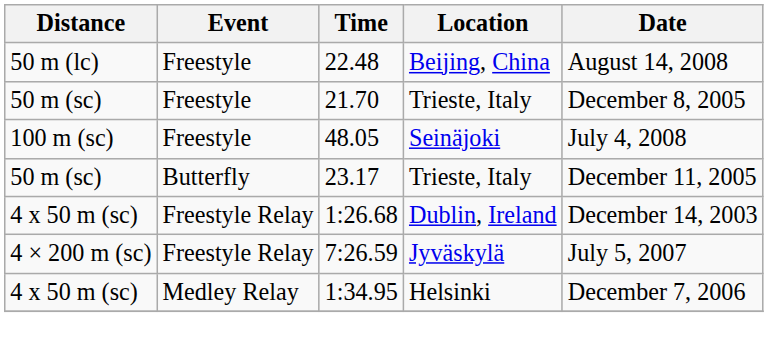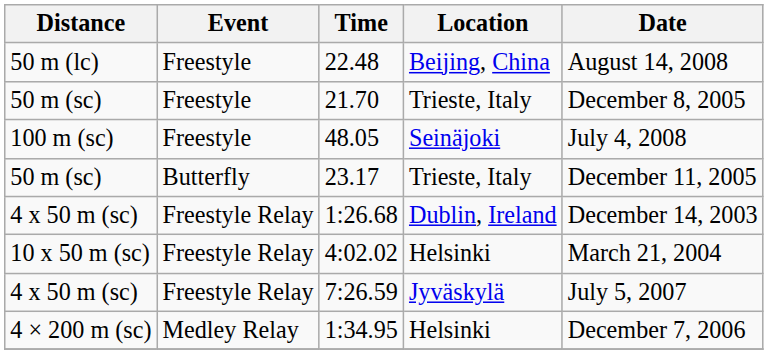+ row: (361, 253)
(81, 253) 4 × 200 m (sc) -> (74, 291) 4 x 50 m (sc)
(74, 291) 4 x 50 m (sc) -> (81, 330) 4 × 200 m (sc)
